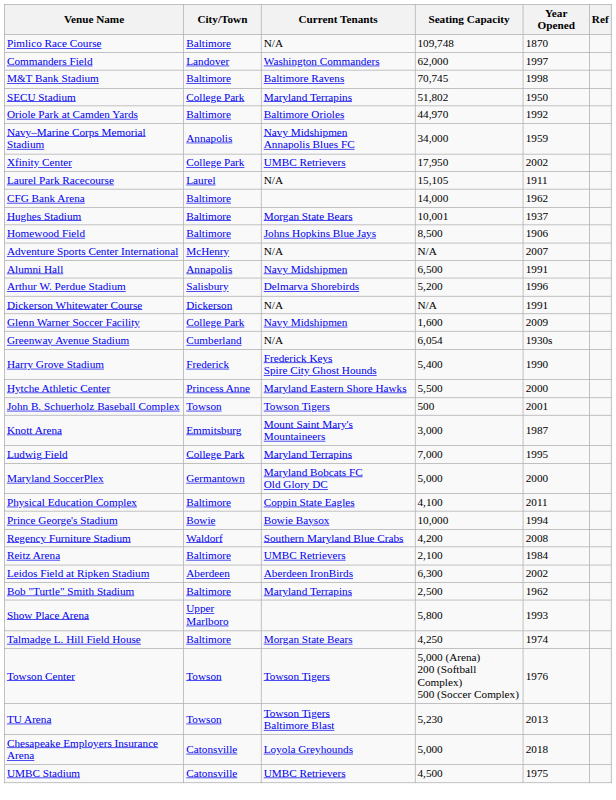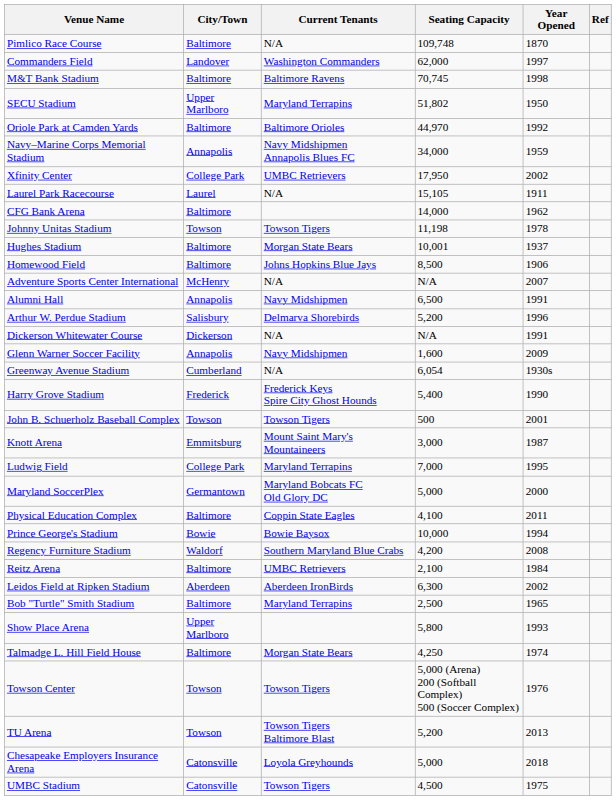(215, 97) College Park -> (207, 103) Upper Marlboro
+ row: (59, 228)
(215, 322) College Park -> (209, 353) Annapolis
- row: (59, 388)
(537, 591) 1962 -> (537, 604) 1965
(430, 719) 5,230 -> (430, 731) 5,200
(305, 773) UMBC Retrievers -> (297, 786) Towson Tigers
